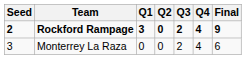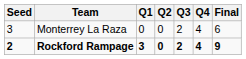rows swapped: (82, 46) <-> (85, 29)
